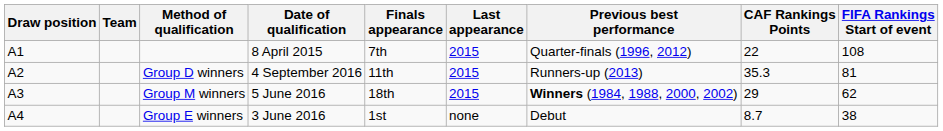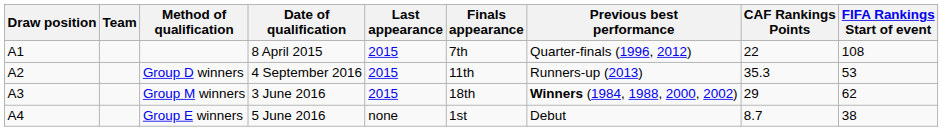columns swapped: (406, 22) <-> (486, 22)
(849, 72) 81 -> (849, 72) 53
(288, 94) 5 June 2016 -> (288, 94) 3 June 2016
(288, 115) 3 June 2016 -> (288, 115) 5 June 2016
